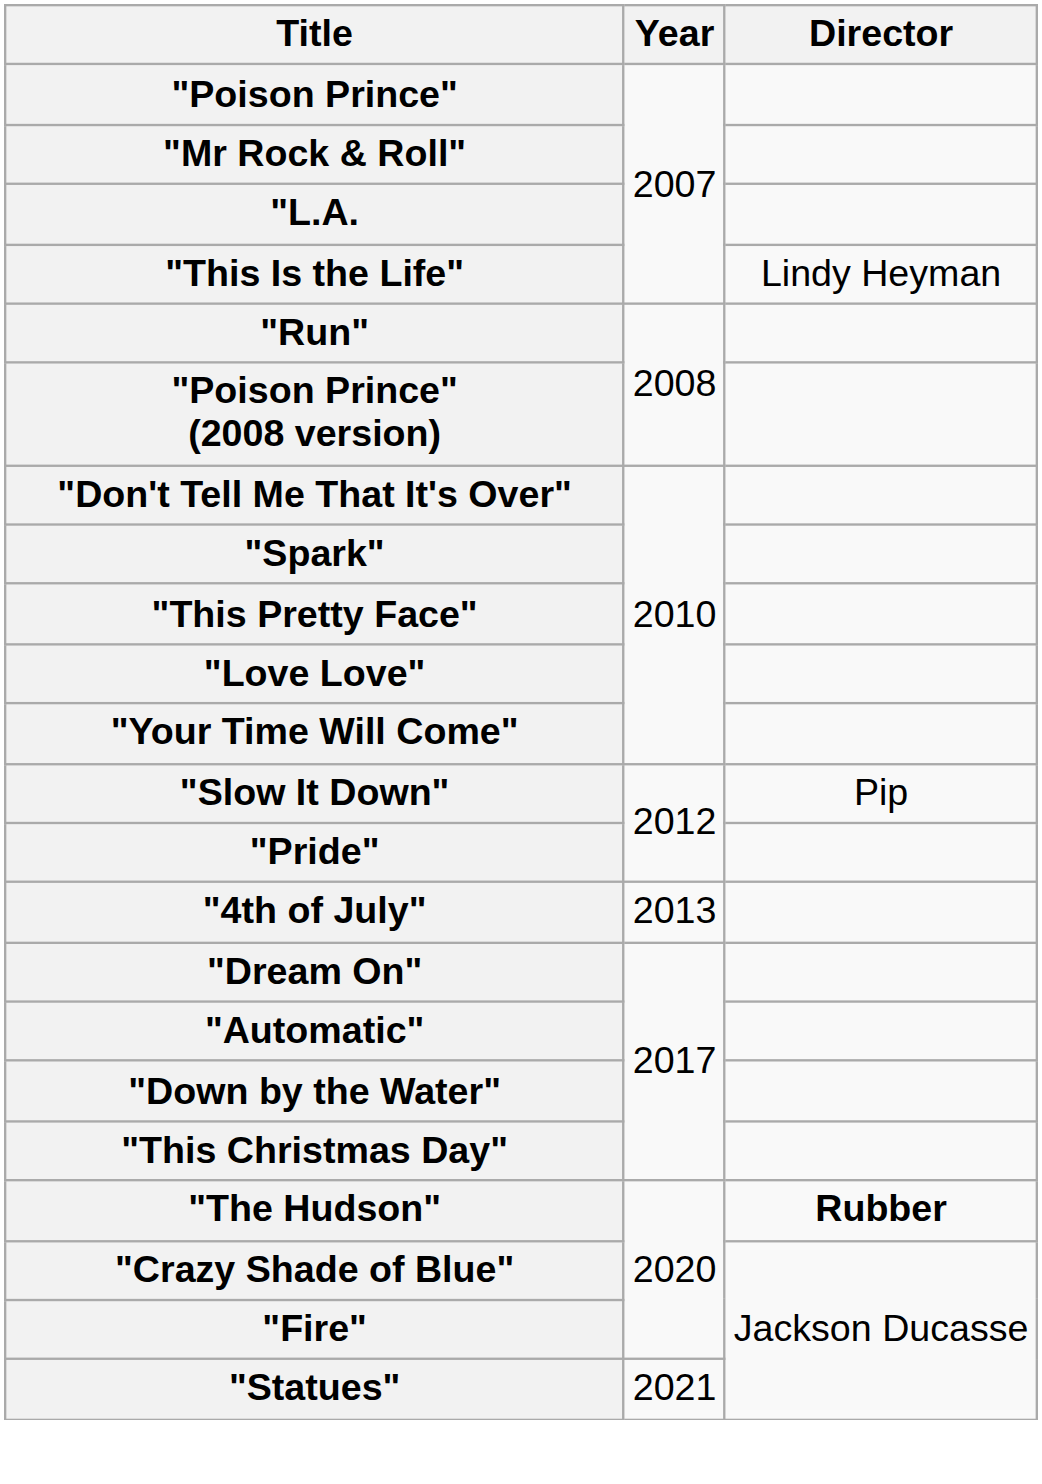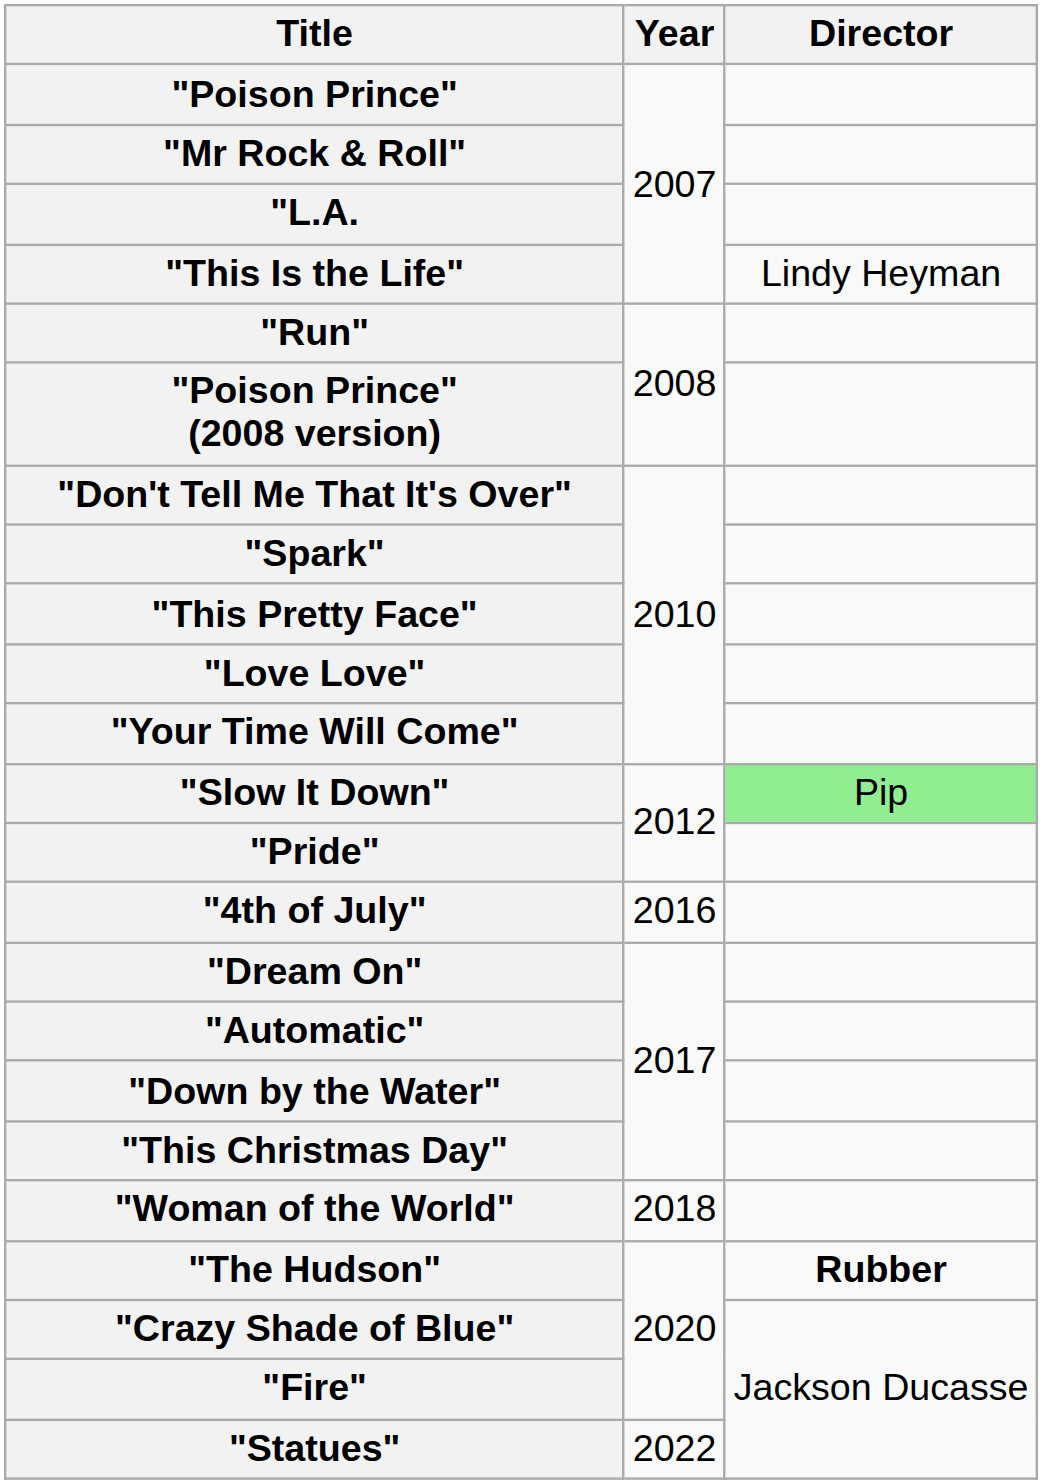(881, 792) no background -> (881, 792) lightgreen background
(675, 911) 2013 -> (675, 911) 2016
+ row: (315, 1209)
(675, 1388) 2021 -> (675, 1448) 2022
